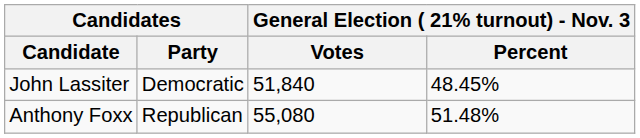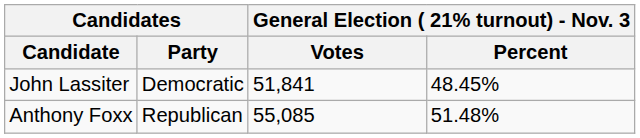(284, 84) 51,840 -> (284, 84) 51,841
(284, 116) 55,080 -> (284, 116) 55,085
